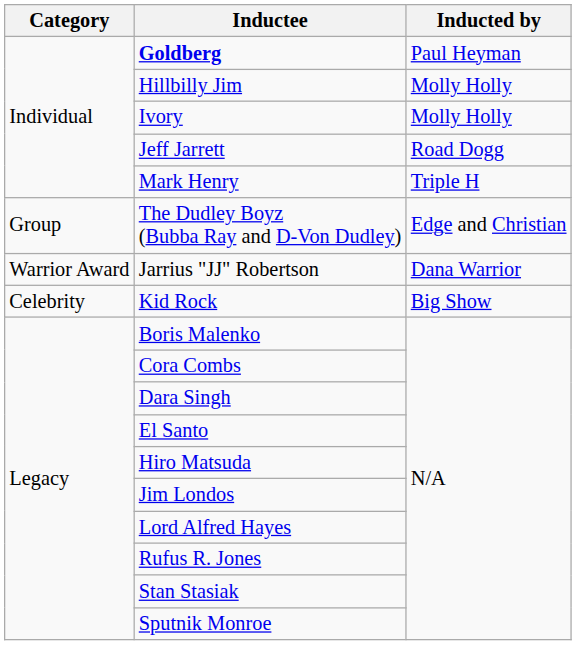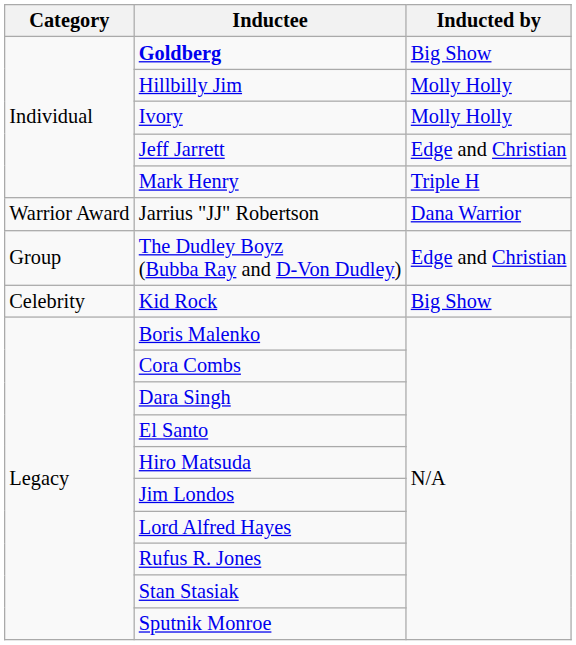(466, 52) Paul Heyman -> (451, 52) Big Show
(457, 149) Road Dogg -> (489, 149) Edge and Christian
rows swapped: (270, 225) <-> (229, 269)
